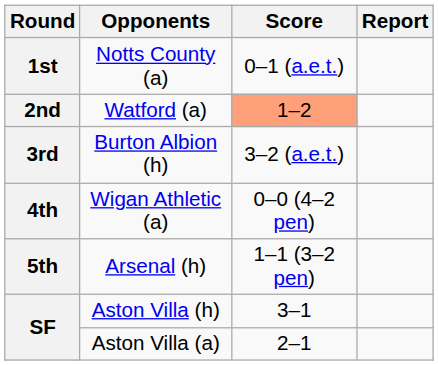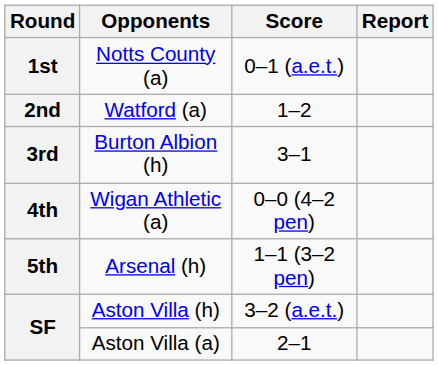(294, 110) lightsalmon background -> (294, 110) no background
(294, 154) 3–2 (a.e.t.) -> (294, 154) 3–1
(294, 310) 3–1 -> (294, 310) 3–2 (a.e.t.)
